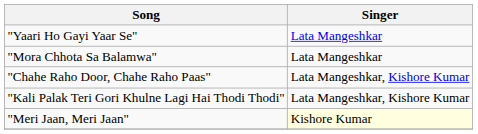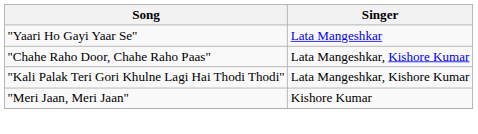- row: (82, 56)
(331, 118) lightyellow background -> (331, 98) no background
